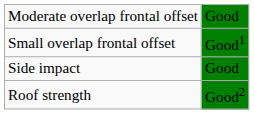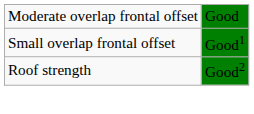- row: (44, 68)
